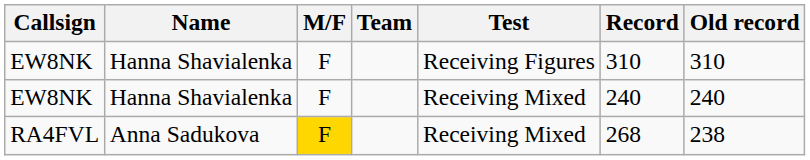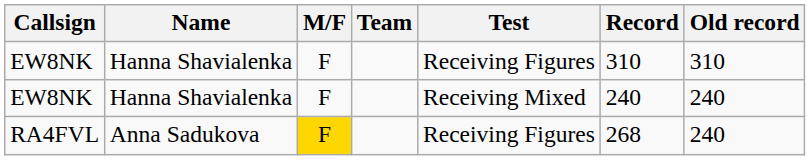(504, 135) Receiving Mixed -> (509, 135) Receiving Figures
(707, 135) 238 -> (707, 135) 240
